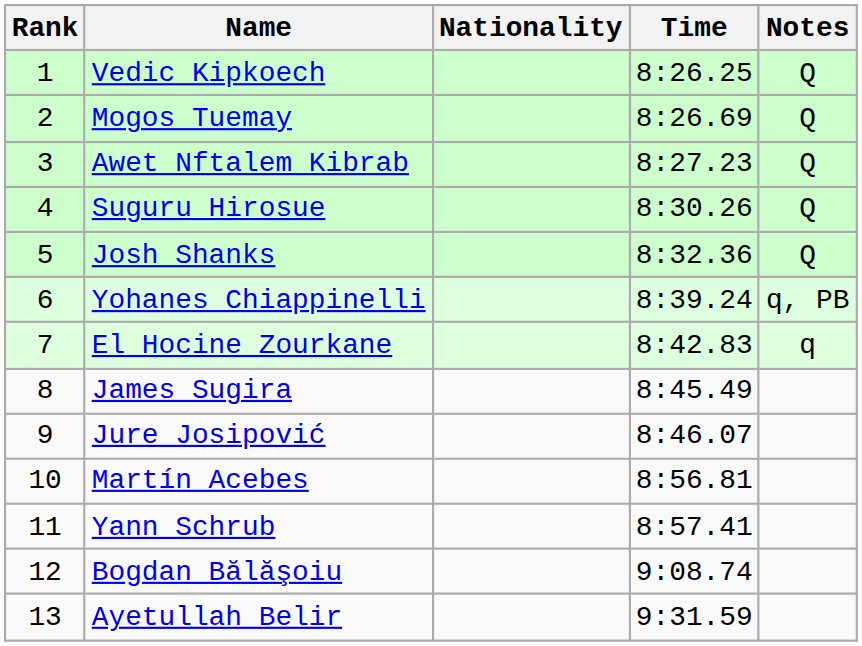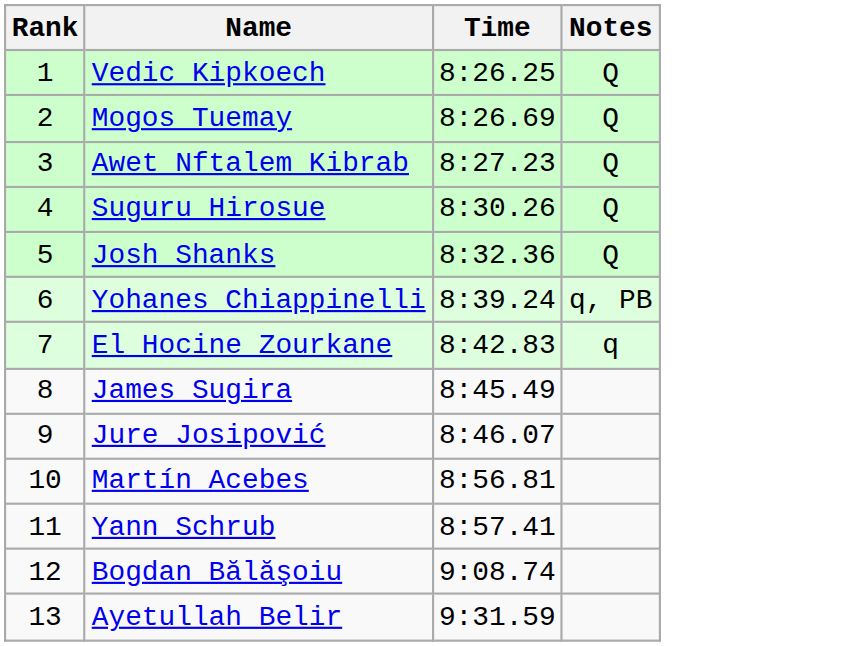- column: (531, 28)
